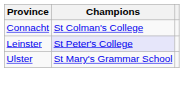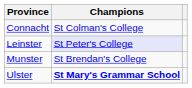+ row: (25, 59)
(113, 59) normal -> (117, 75) bold
